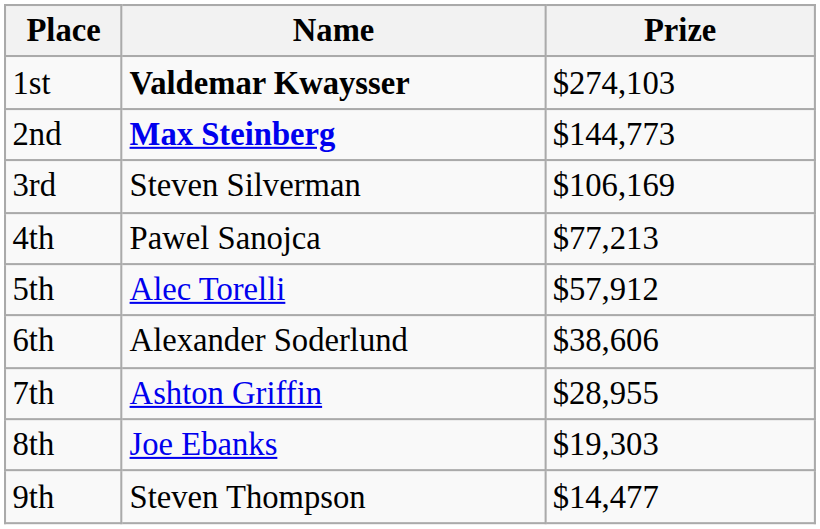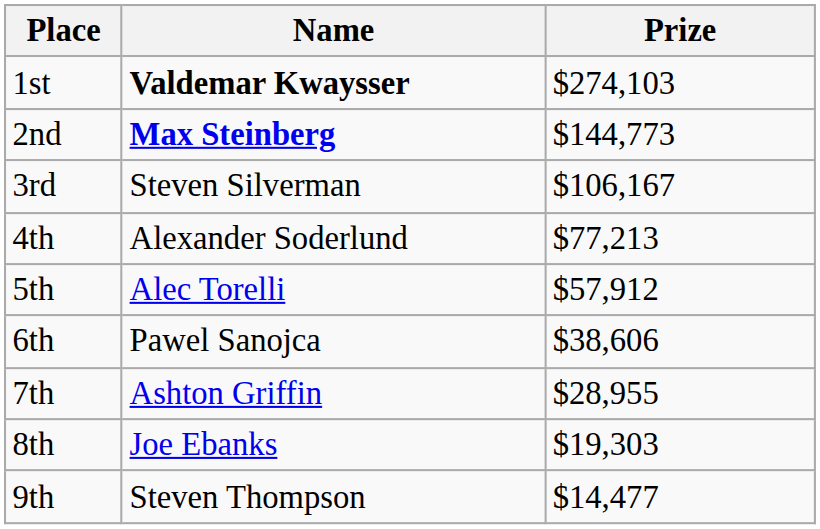(614, 185) $106,169 -> (614, 185) $106,167
(225, 237) Pawel Sanojca -> (269, 237) Alexander Soderlund
(269, 340) Alexander Soderlund -> (225, 340) Pawel Sanojca
